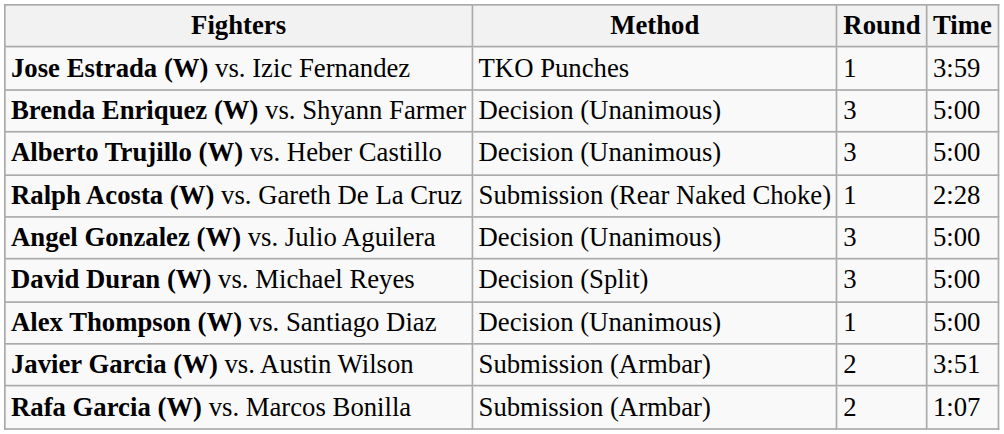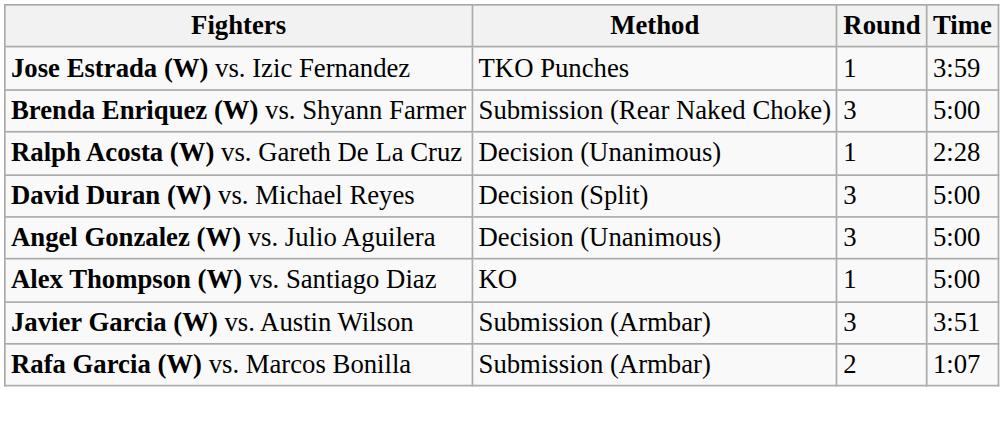(600, 110) Decision (Unanimous) -> (655, 110) Submission (Rear Naked Choke)
- row: (226, 152)
(655, 195) Submission (Rear Naked Choke) -> (600, 152) Decision (Unanimous)
rows swapped: (213, 279) <-> (223, 237)
(600, 322) Decision (Unanimous) -> (498, 279) KO
(850, 364) 2 -> (850, 322) 3
